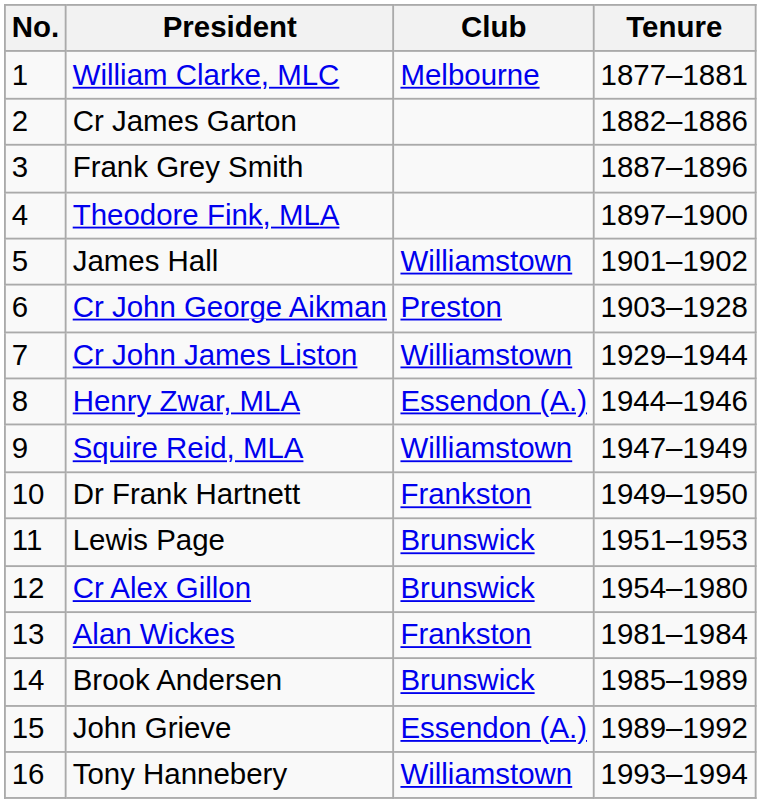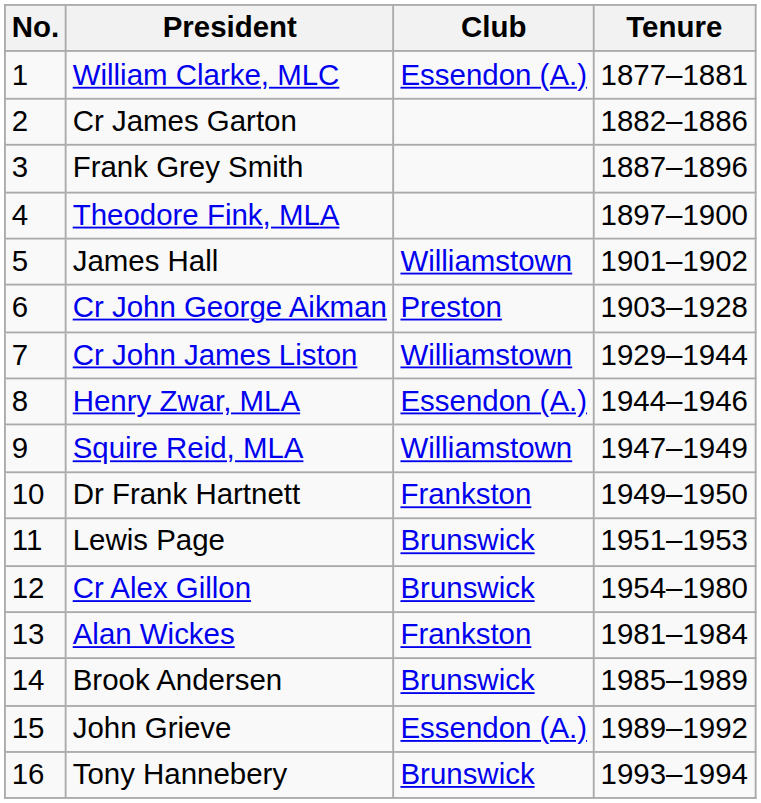(470, 74) Melbourne -> (494, 74) Essendon (A.)
(486, 774) Williamstown -> (468, 774) Brunswick
